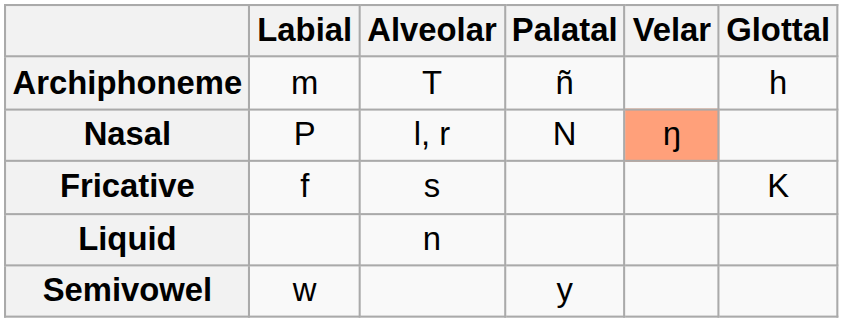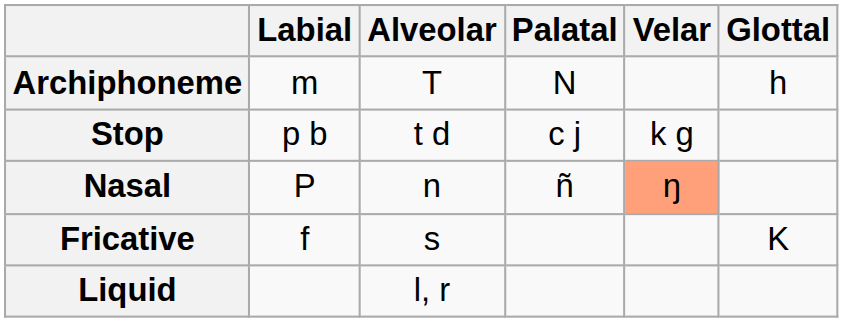(565, 82) ñ -> (565, 82) N
+ row: (127, 134)
(432, 134) l, r -> (432, 186) n
(565, 134) N -> (565, 186) ñ
(432, 238) n -> (432, 290) l, r
- row: (127, 290)
